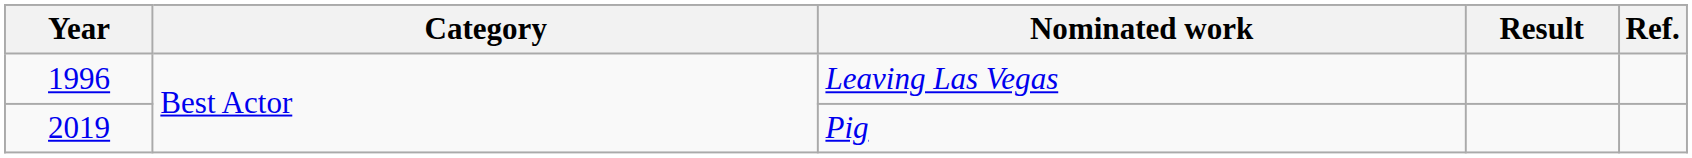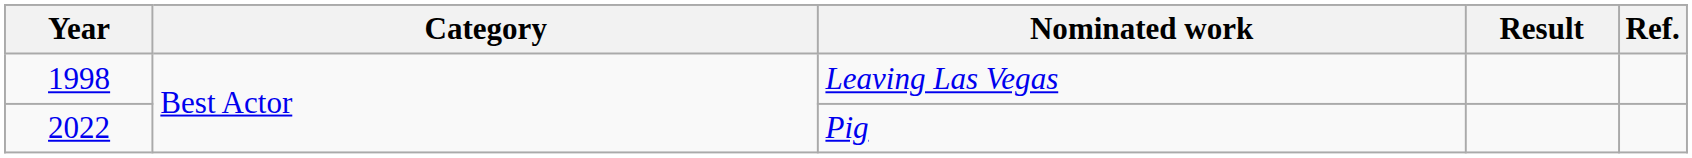(79, 78) 1996 -> (79, 78) 1998
(79, 127) 2019 -> (79, 127) 2022
